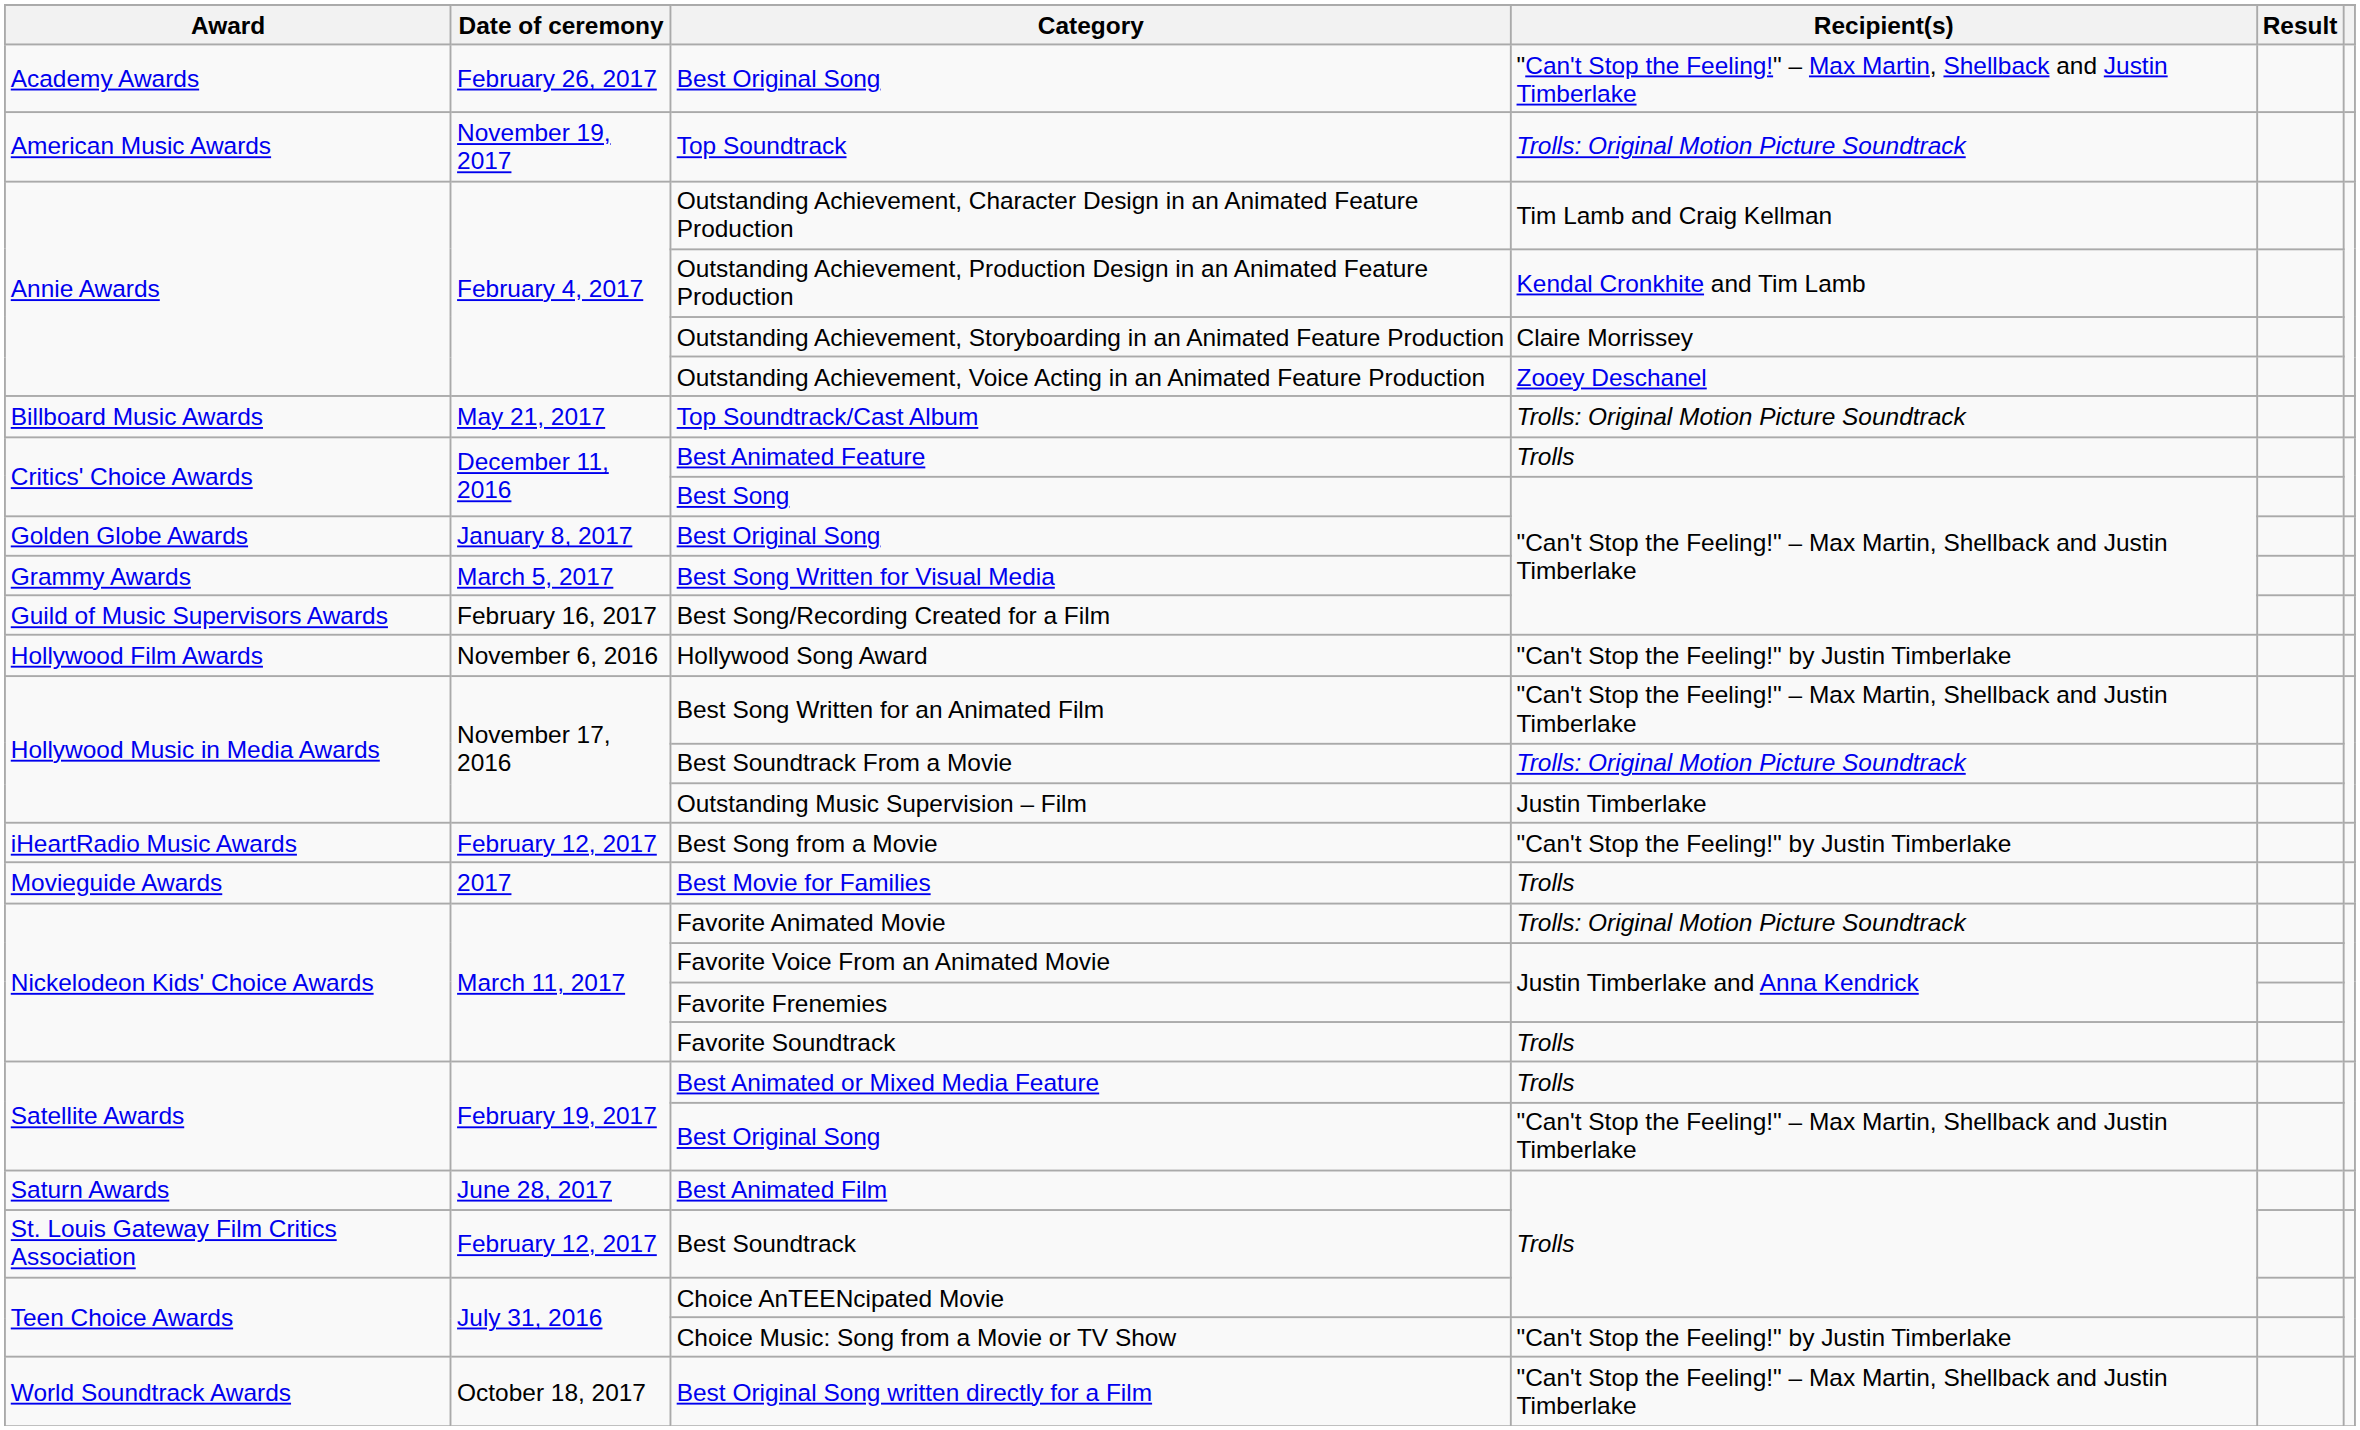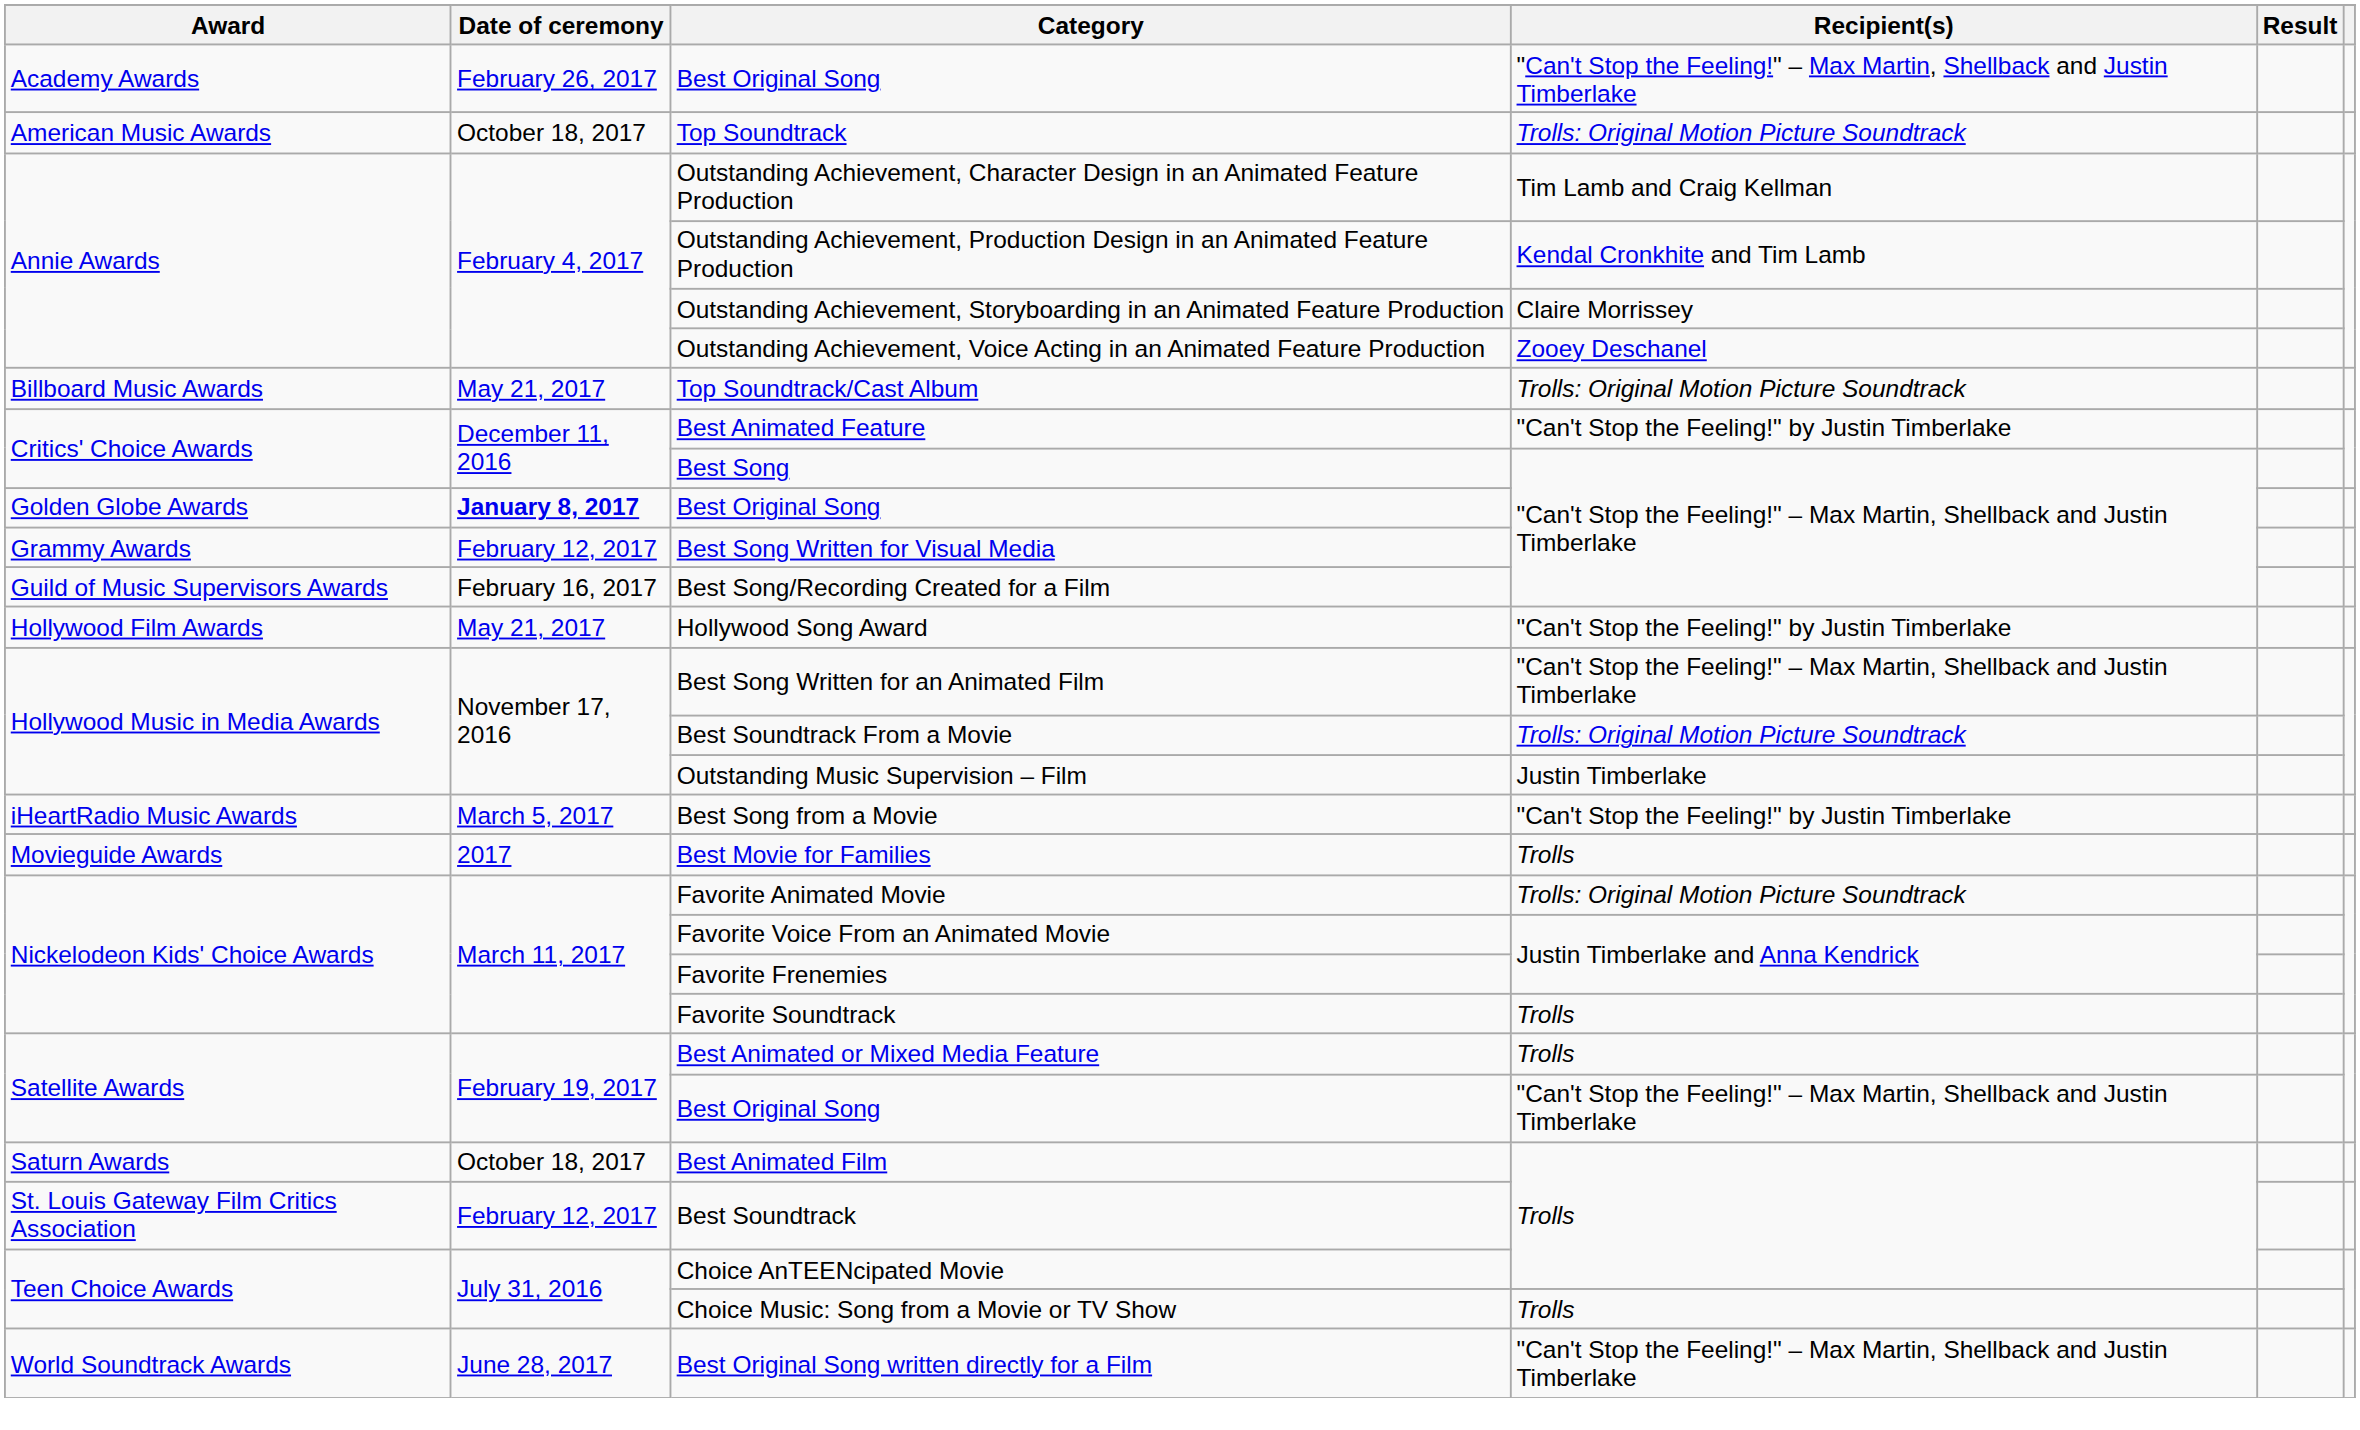(534, 147) November 19, 2017 -> (552, 133) October 18, 2017
(1546, 456) Trolls -> (1764, 428) "Can't Stop the Feeling!" by Justin Timberlake
(545, 536) normal -> (548, 508) bold
(535, 576) March 5, 2017 -> (557, 548) February 12, 2017
(558, 655) November 6, 2016 -> (531, 627) May 21, 2017
(557, 843) February 12, 2017 -> (535, 815) March 5, 2017
(535, 1190) June 28, 2017 -> (552, 1162) October 18, 2017
(1764, 1338) "Can't Stop the Feeling!" by Justin Timberlake -> (1546, 1309) Trolls
(552, 1391) October 18, 2017 -> (535, 1363) June 28, 2017
